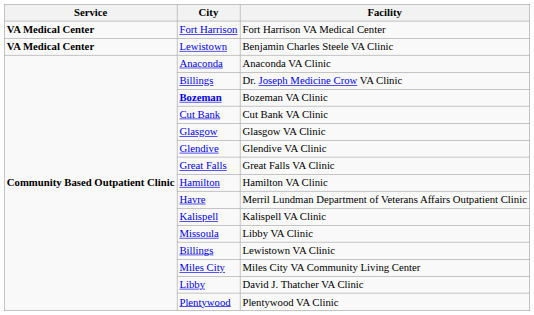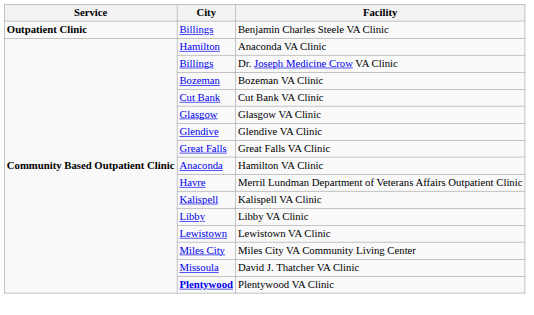- row: (314, 30)
(50, 47) VA Medical Center -> (47, 30) Outpatient Clinic
(203, 47) Lewistown -> (196, 30) Billings
(201, 64) Anaconda -> (200, 47) Hamilton
(201, 98) bold -> (200, 81) normal
(200, 183) Hamilton -> (201, 166) Anaconda
(199, 234) Missoula -> (192, 217) Libby
(196, 251) Billings -> (203, 234) Lewistown
(192, 285) Libby -> (199, 268) Missoula
(205, 302) normal -> (206, 285) bold
